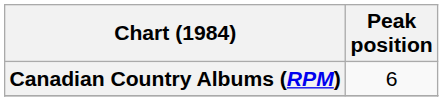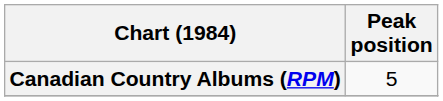(392, 78) 6 -> (392, 78) 5
